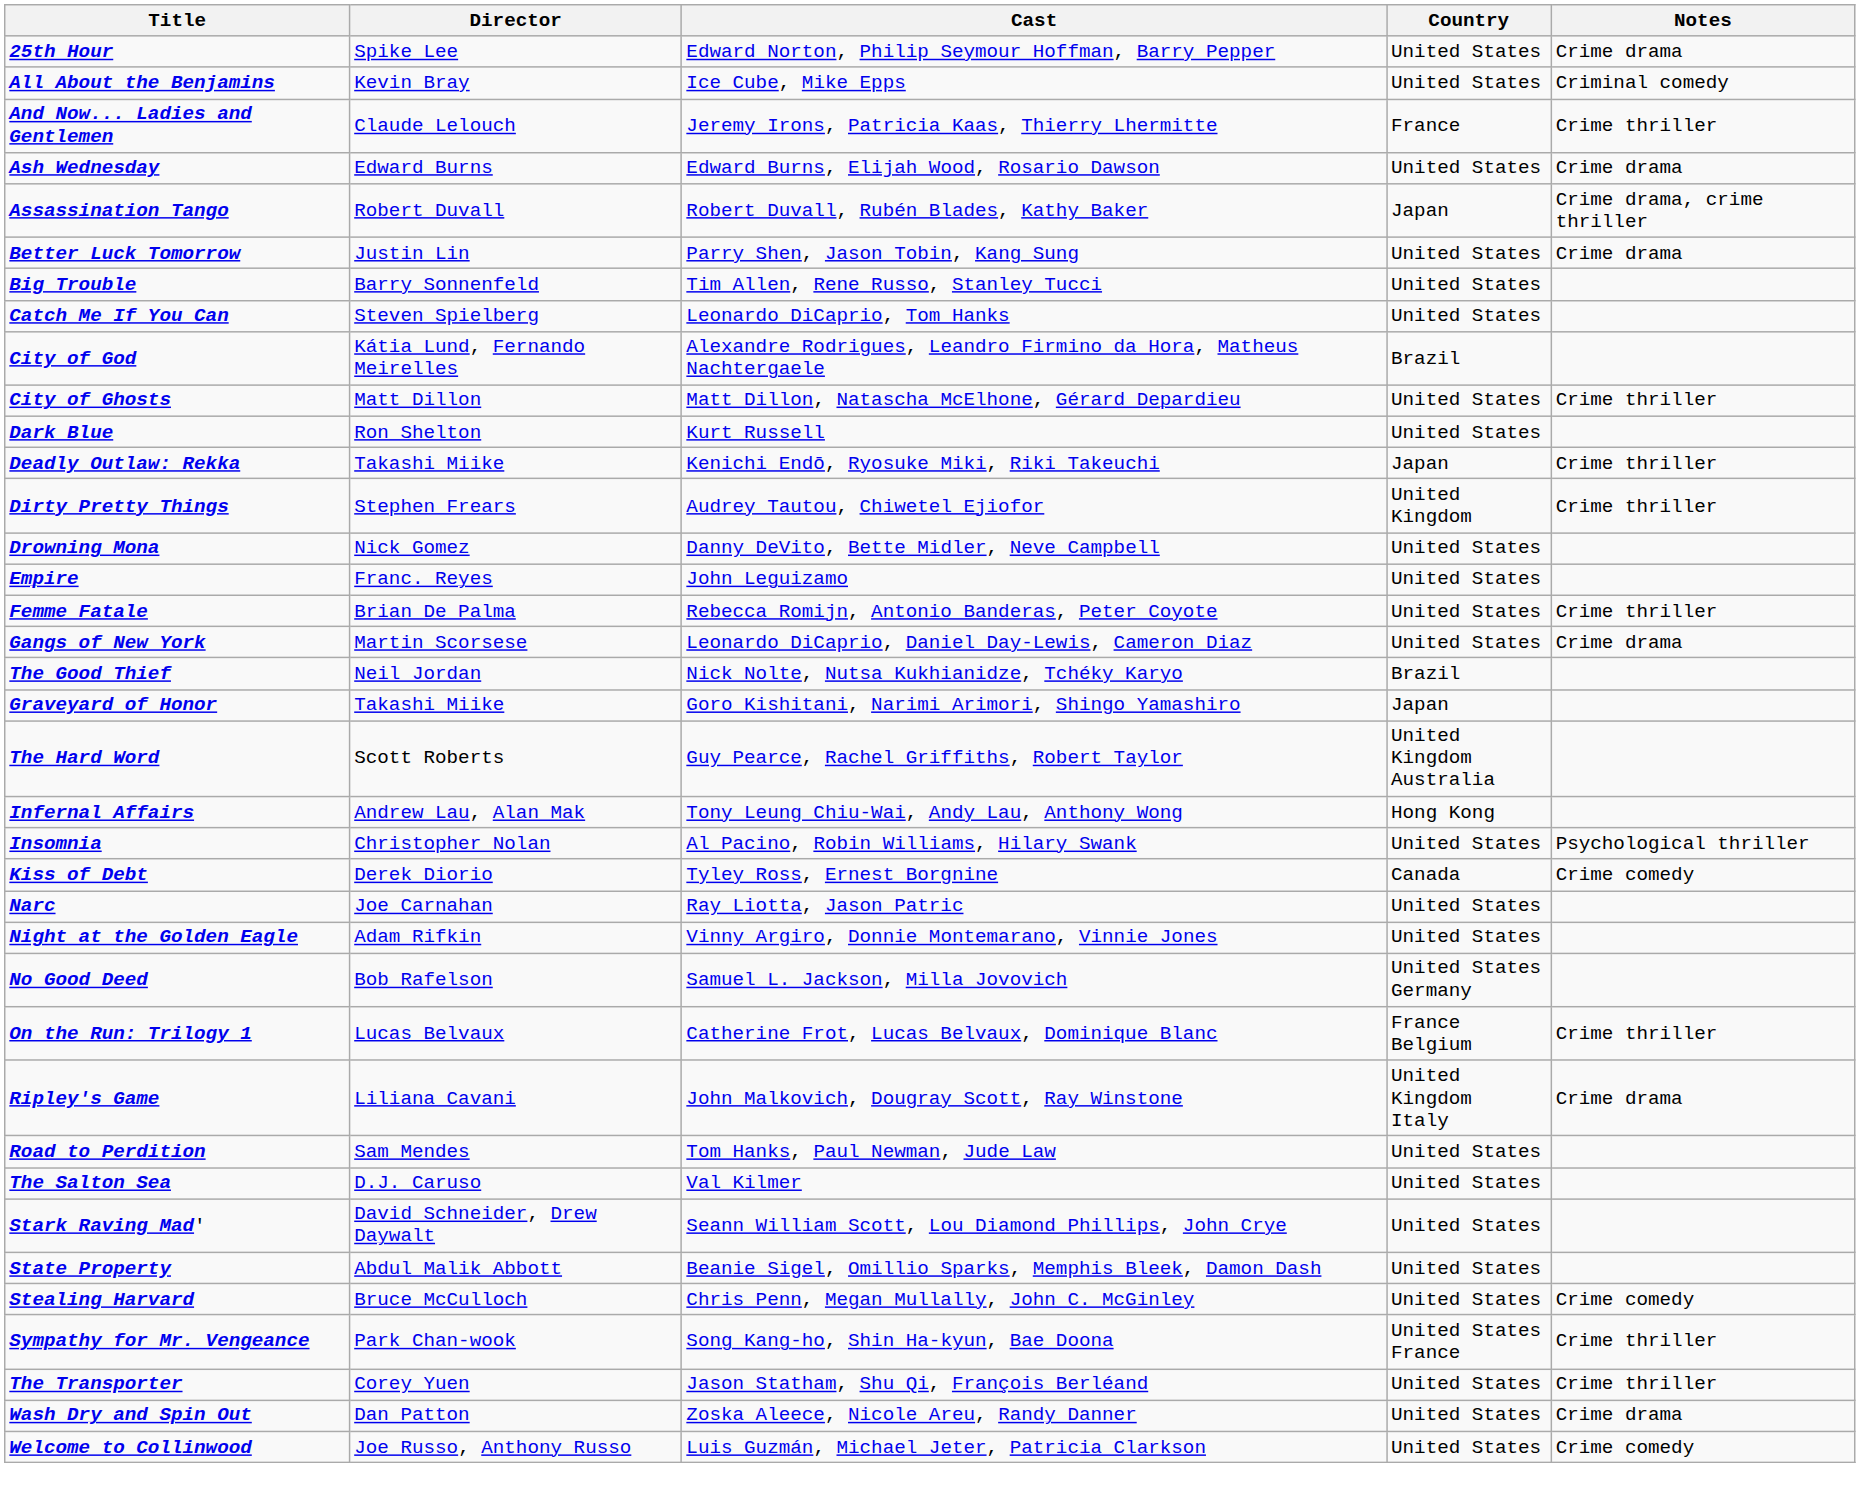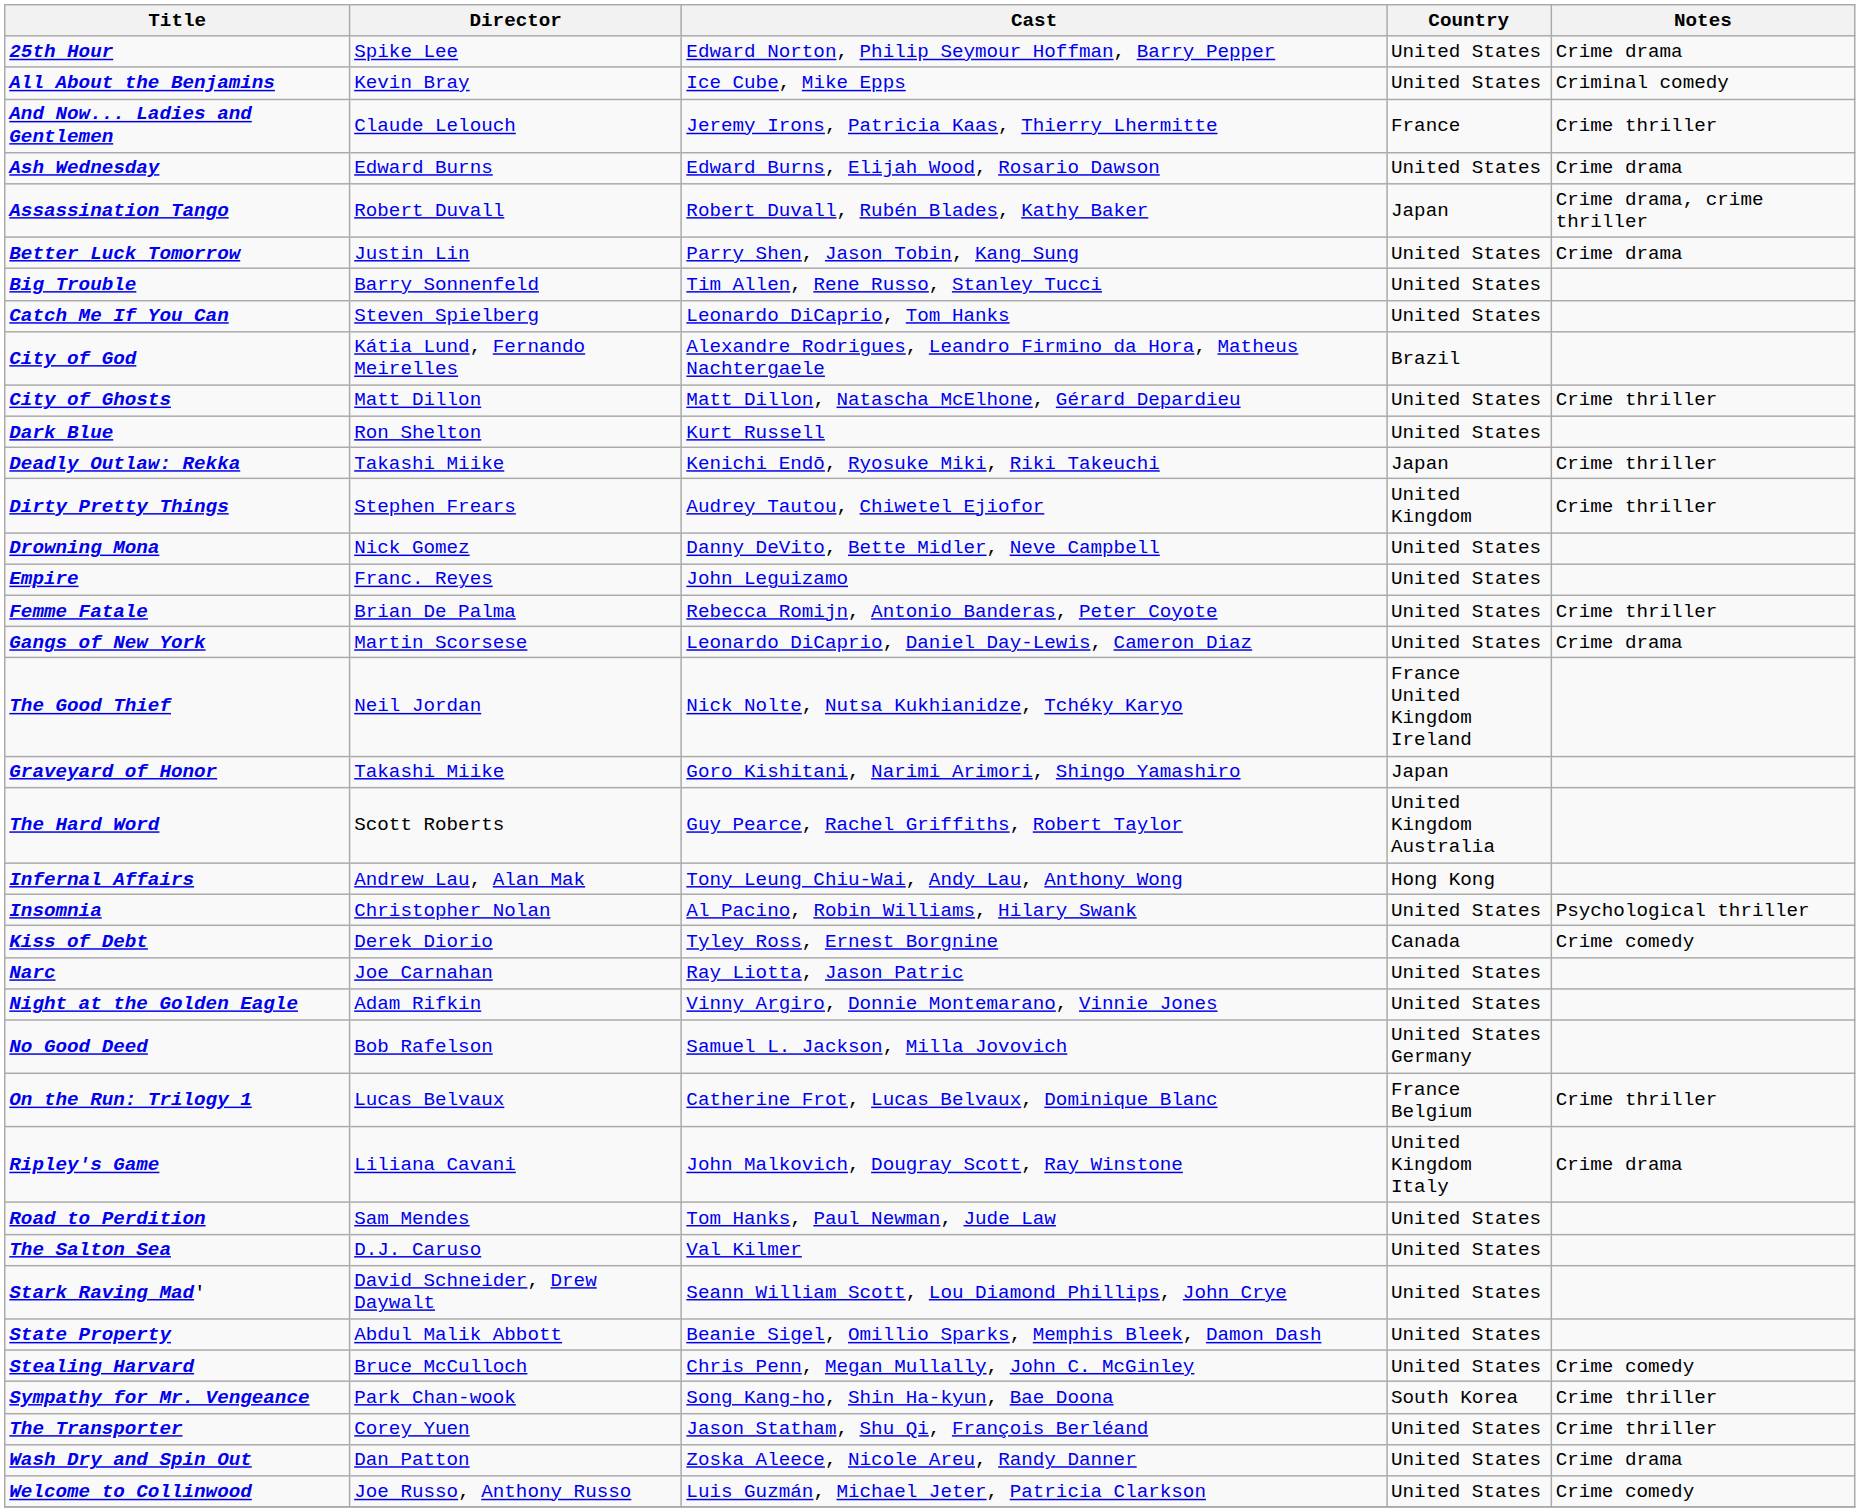(1426, 674) Brazil -> (1431, 707) France United Kingdom Ireland
(1466, 1342) United States France -> (1455, 1397) South Korea
